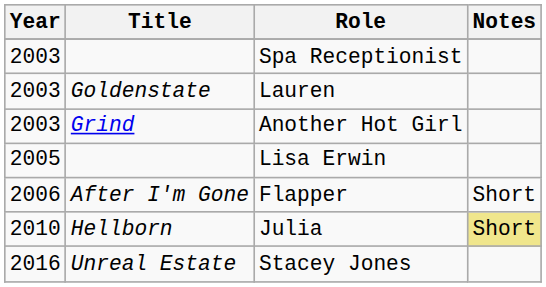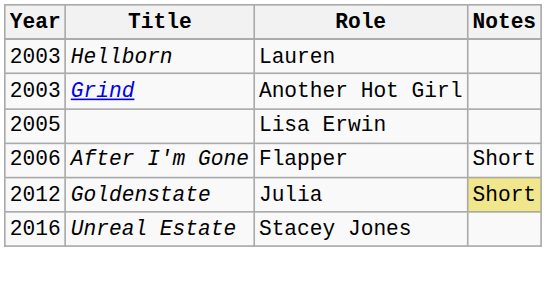- row: (361, 57)
(141, 91) Goldenstate -> (122, 57) Hellborn
(35, 229) 2010 -> (35, 195) 2012
(122, 229) Hellborn -> (141, 195) Goldenstate
